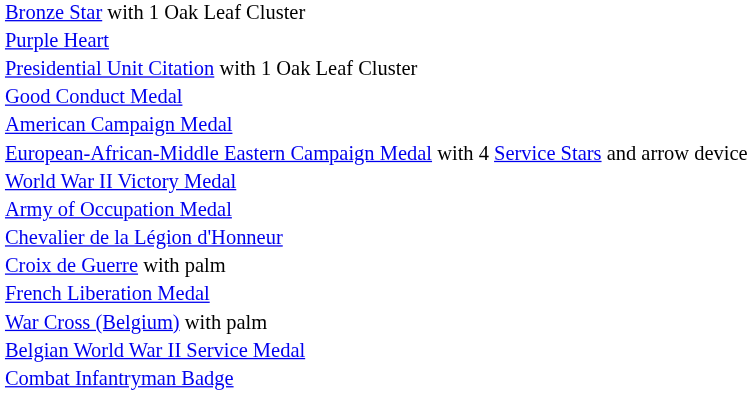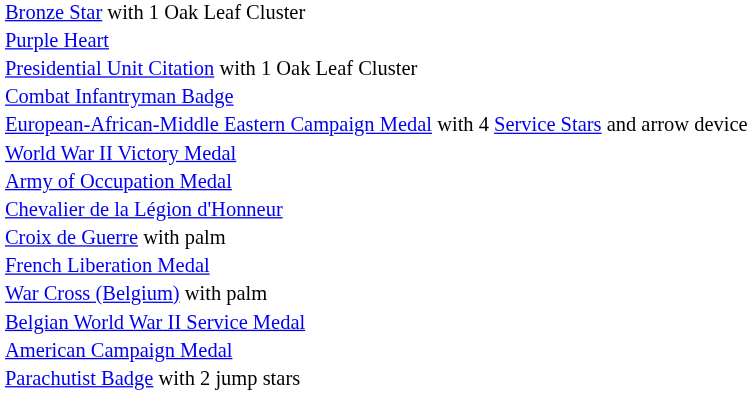- row: (94, 96)
rows swapped: (119, 124) <-> (119, 378)
+ row: (153, 378)
